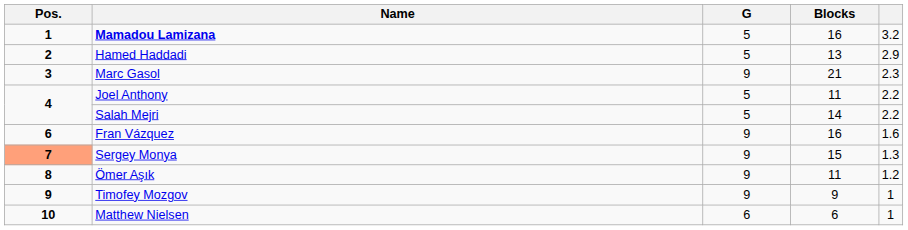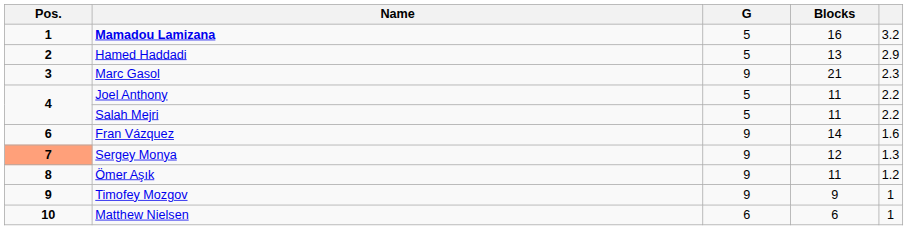(835, 114) 14 -> (835, 114) 11
(835, 134) 16 -> (835, 134) 14
(835, 154) 15 -> (835, 154) 12
